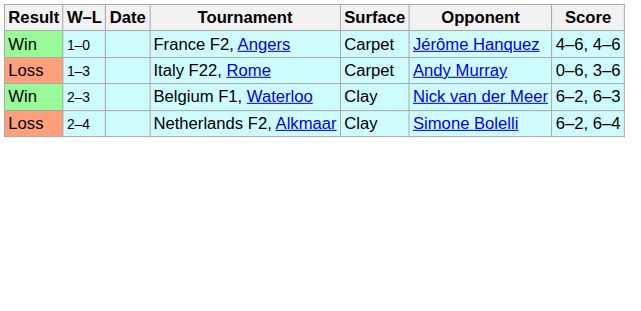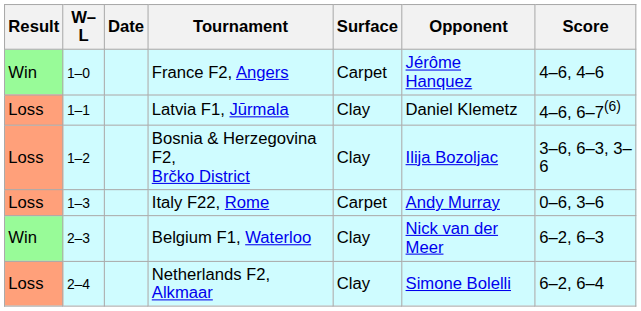+ row: (220, 110)
+ row: (234, 157)
